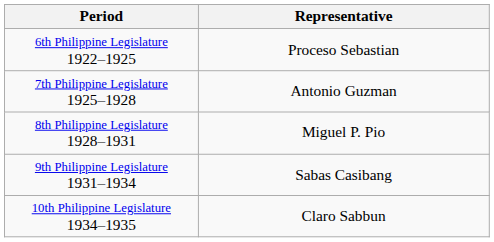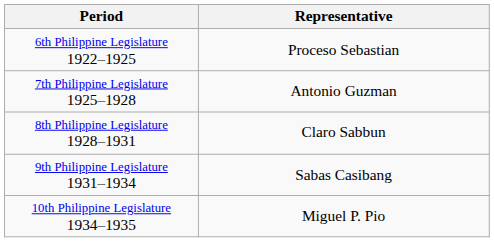(344, 132) Miguel P. Pio -> (344, 132) Claro Sabbun
(344, 216) Claro Sabbun -> (344, 216) Miguel P. Pio
